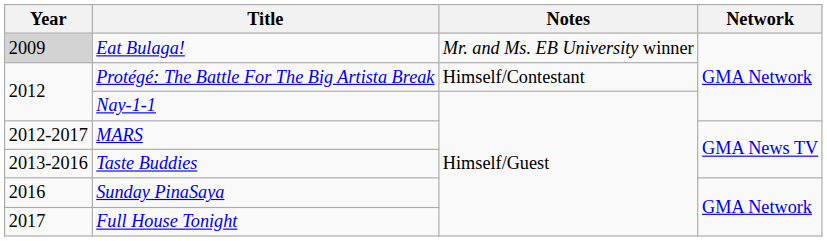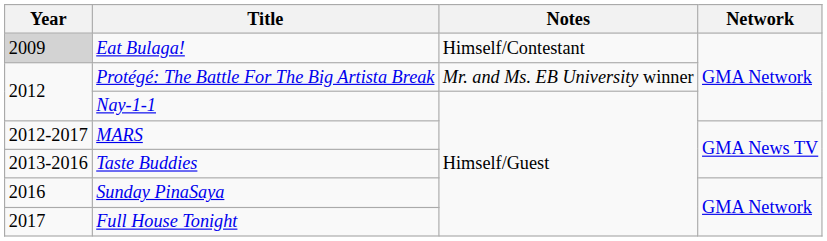(568, 47) Mr. and Ms. EB University winner -> (514, 47) Himself/Contestant
(514, 76) Himself/Contestant -> (568, 76) Mr. and Ms. EB University winner
